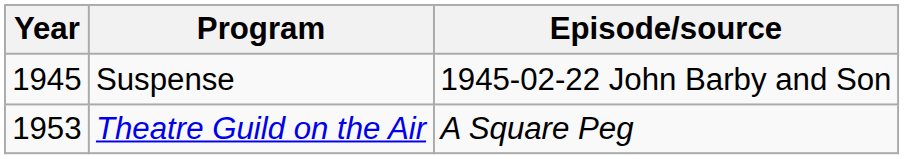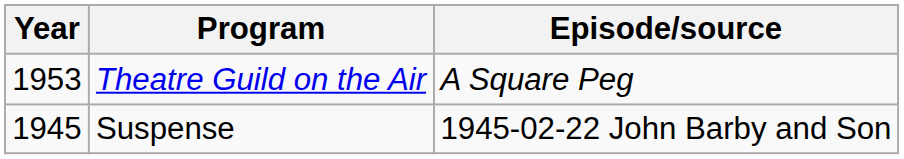rows swapped: (261, 128) <-> (165, 78)
